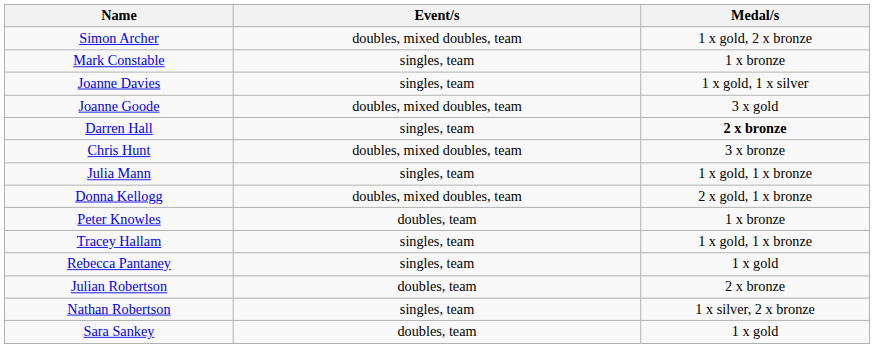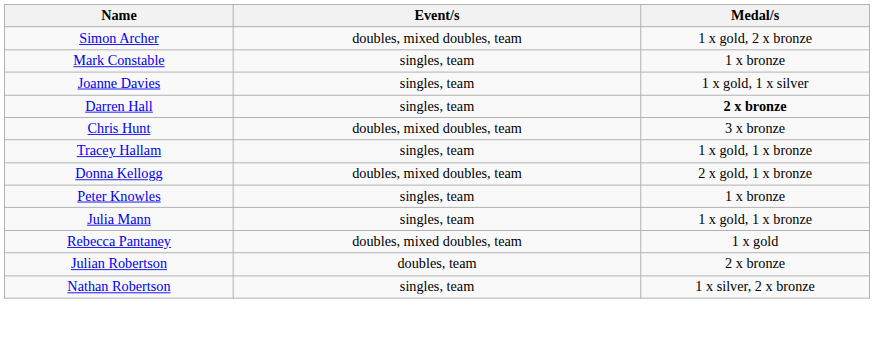- row: (119, 106)
rows swapped: (119, 241) <-> (119, 173)
(437, 219) doubles, team -> (437, 196) singles, team
(437, 264) singles, team -> (437, 241) doubles, mixed doubles, team
- row: (119, 331)
